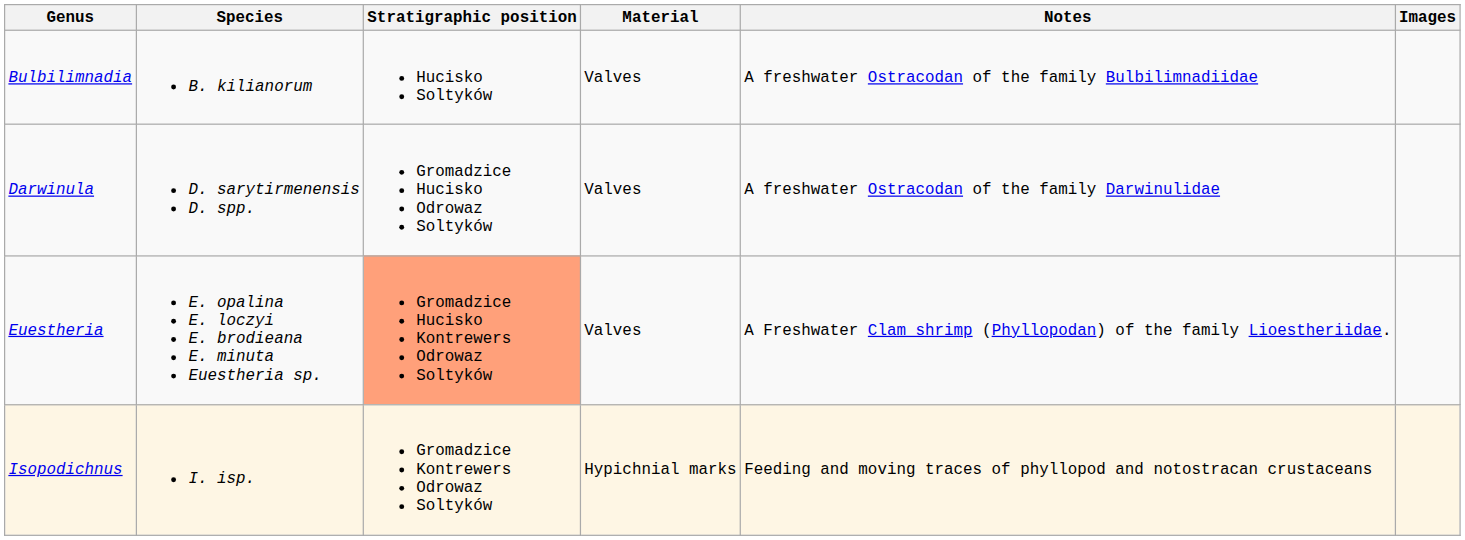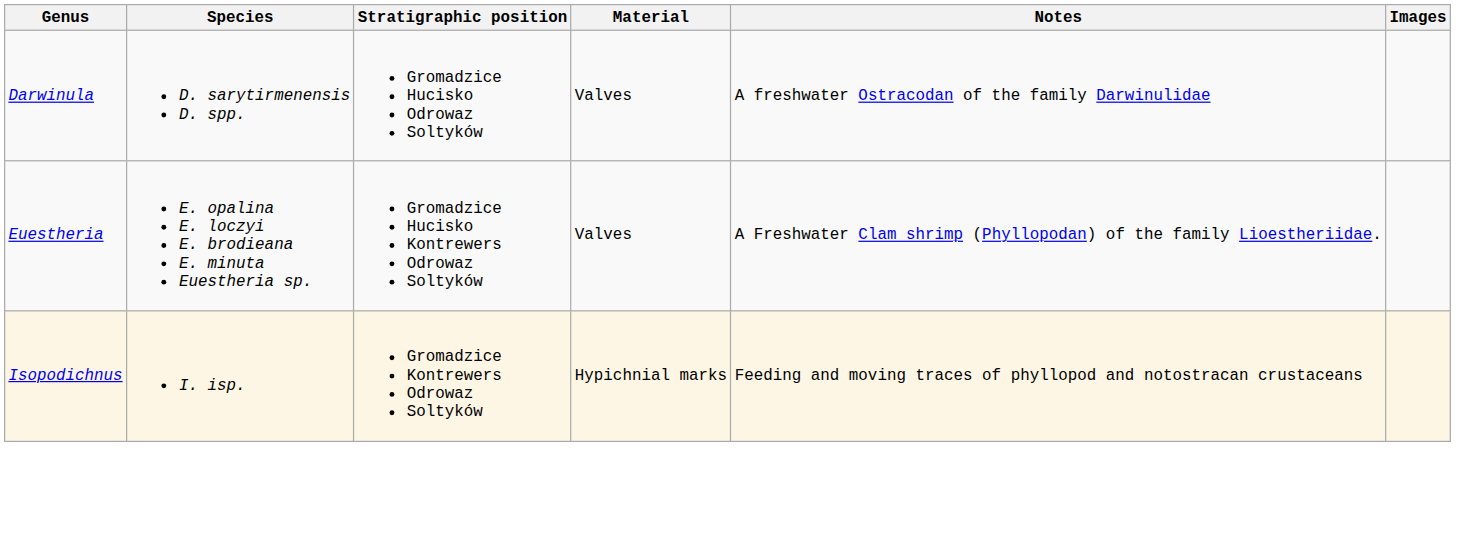- row: (70, 78)
(472, 339) lightsalmon background -> (463, 245) no background
